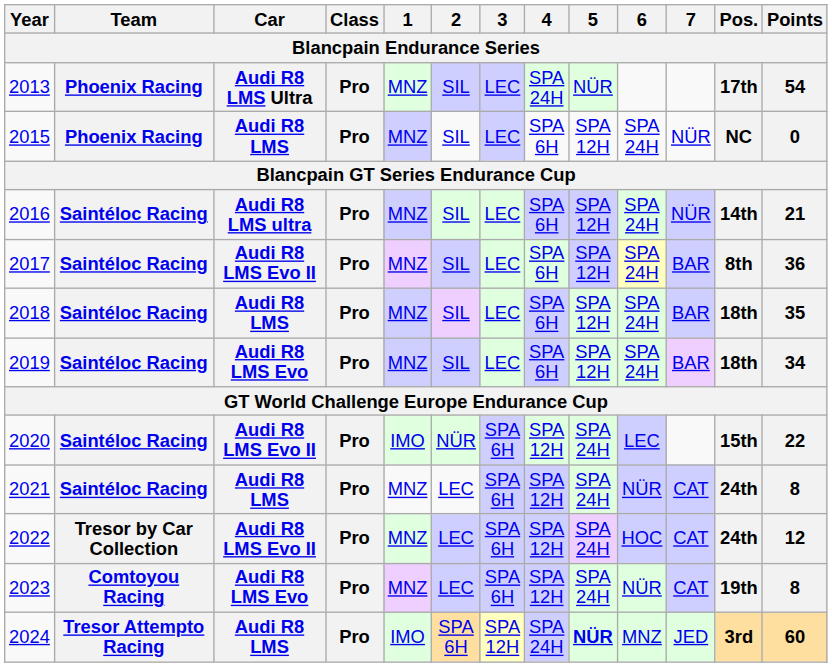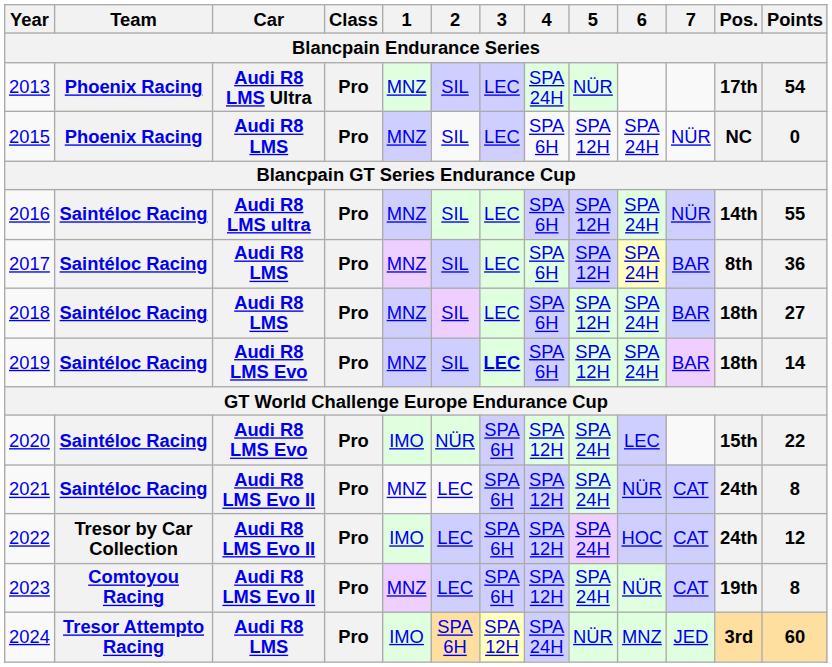(795, 214) 21 -> (795, 214) 55
(270, 263) Audi R8 LMS Evo II -> (269, 263) Audi R8 LMS
(795, 312) 35 -> (795, 312) 27
(502, 362) normal -> (502, 362) bold
(795, 362) 34 -> (795, 362) 14
(270, 440) Audi R8 LMS Evo II -> (269, 440) Audi R8 LMS Evo
(270, 489) Audi R8 LMS -> (269, 489) Audi R8 LMS Evo II
(408, 538) MNZ -> (407, 538) IMO
(270, 587) Audi R8 LMS Evo -> (269, 587) Audi R8 LMS Evo II
(593, 637) bold -> (593, 637) normal
